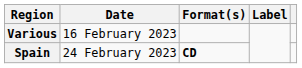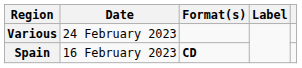(120, 33) 16 February 2023 -> (120, 33) 24 February 2023
(120, 53) 24 February 2023 -> (120, 53) 16 February 2023
